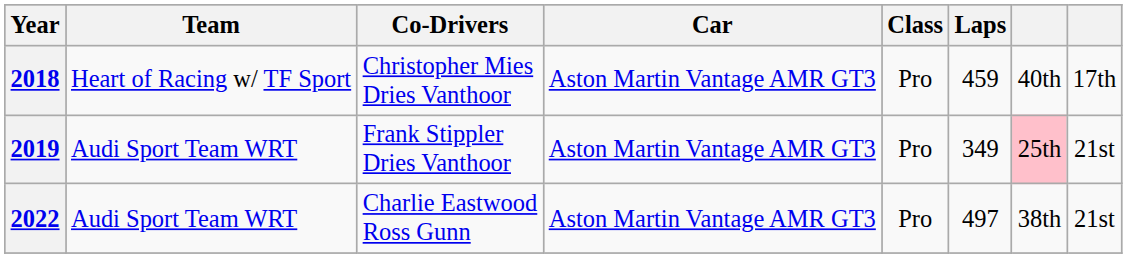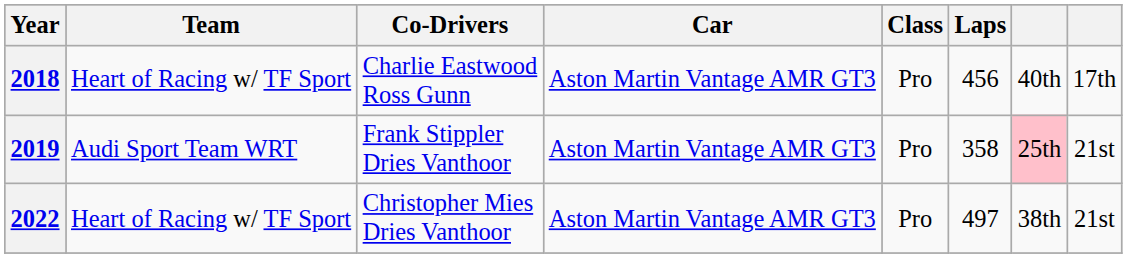(448, 79) Christopher Mies Dries Vanthoor -> (450, 79) Charlie Eastwood Ross Gunn
(980, 79) 459 -> (980, 79) 456
(980, 149) 349 -> (980, 149) 358
(184, 218) Audi Sport Team WRT -> (211, 218) Heart of Racing w/ TF Sport
(450, 218) Charlie Eastwood Ross Gunn -> (448, 218) Christopher Mies Dries Vanthoor
